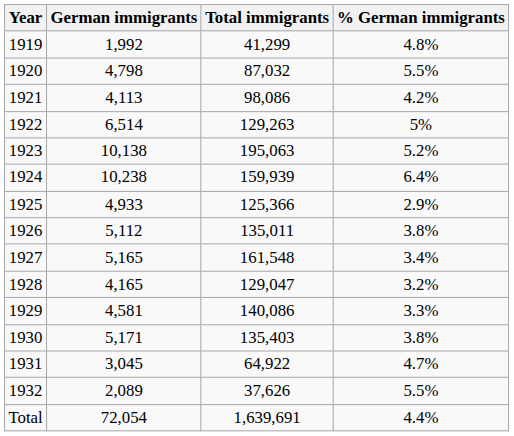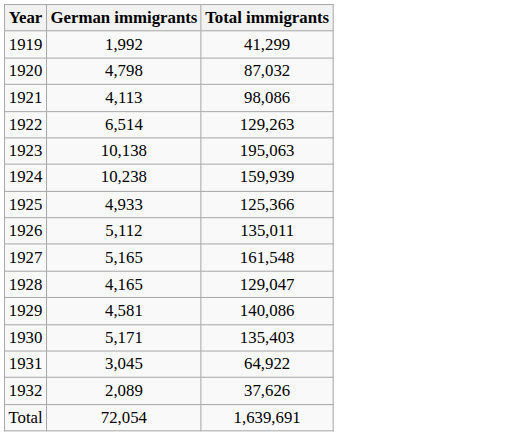- column: (421, 17)
